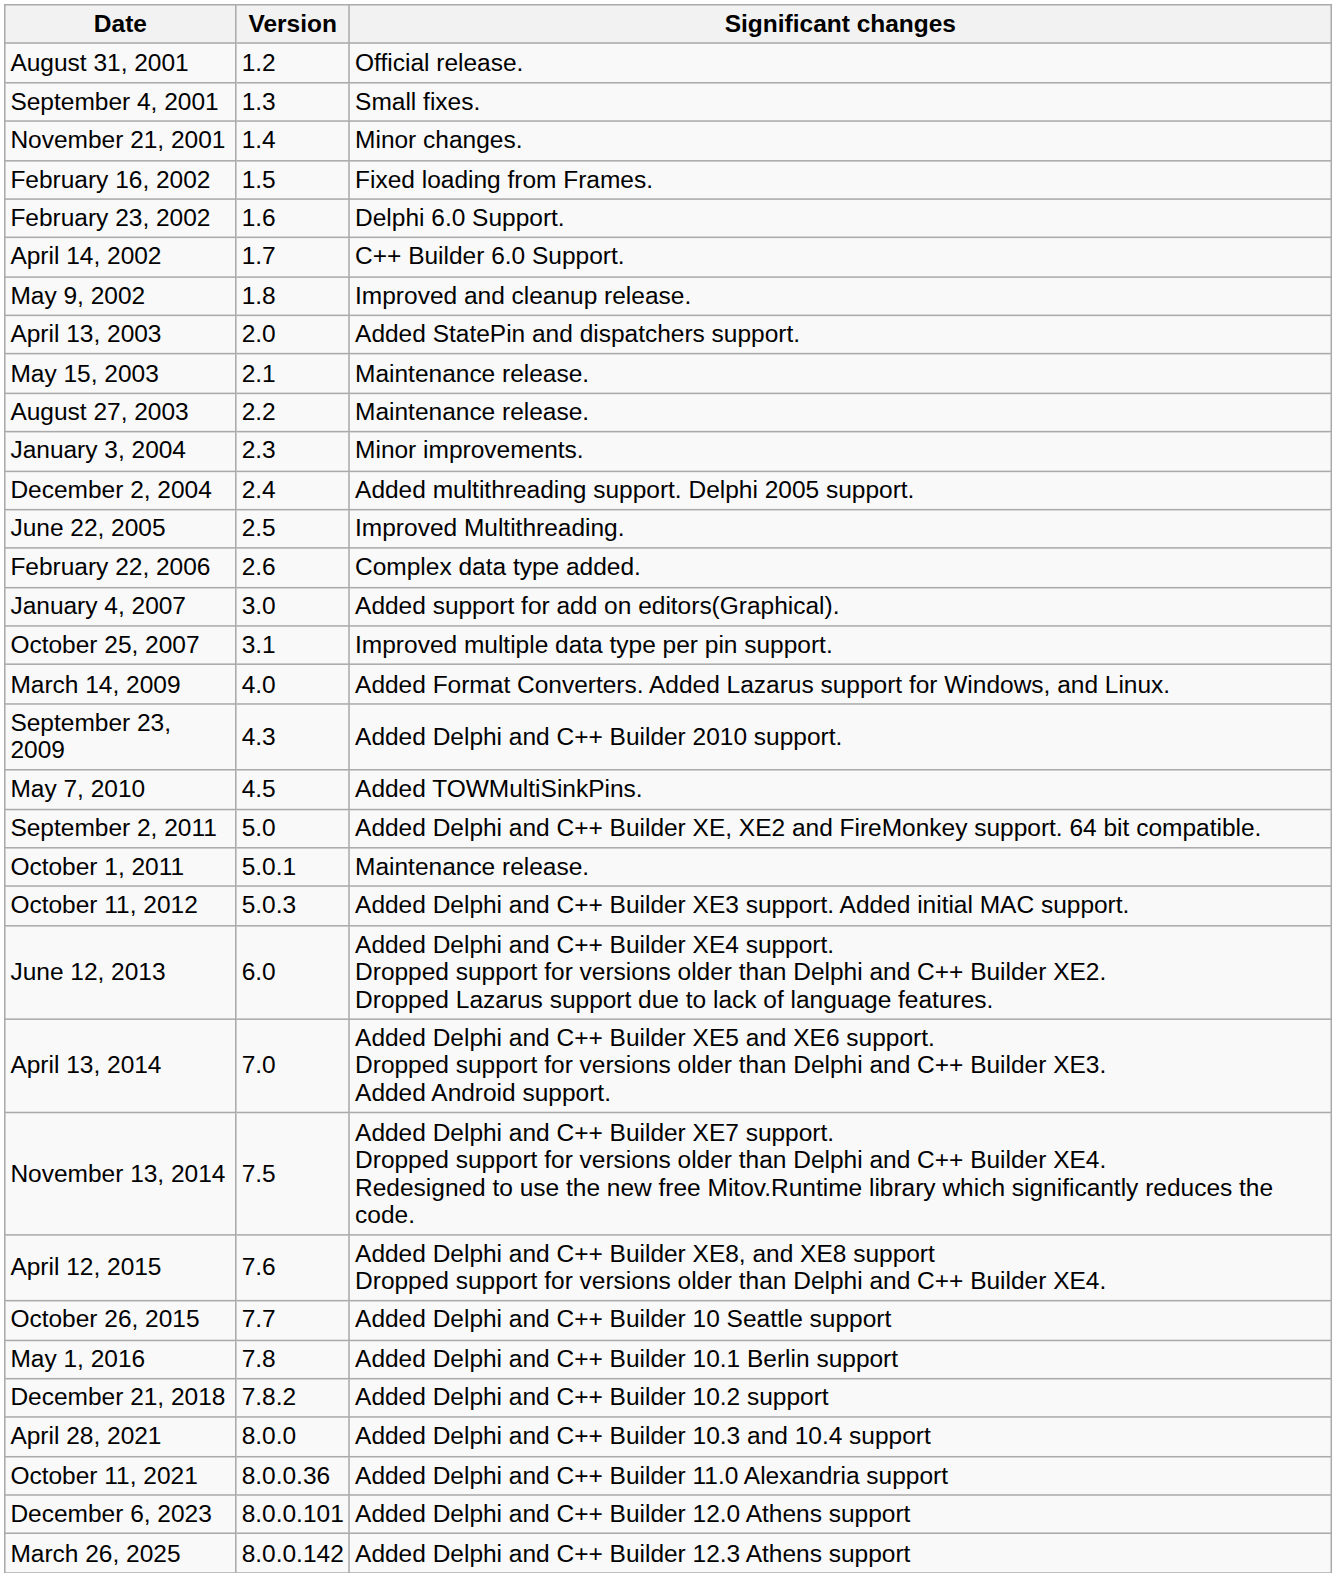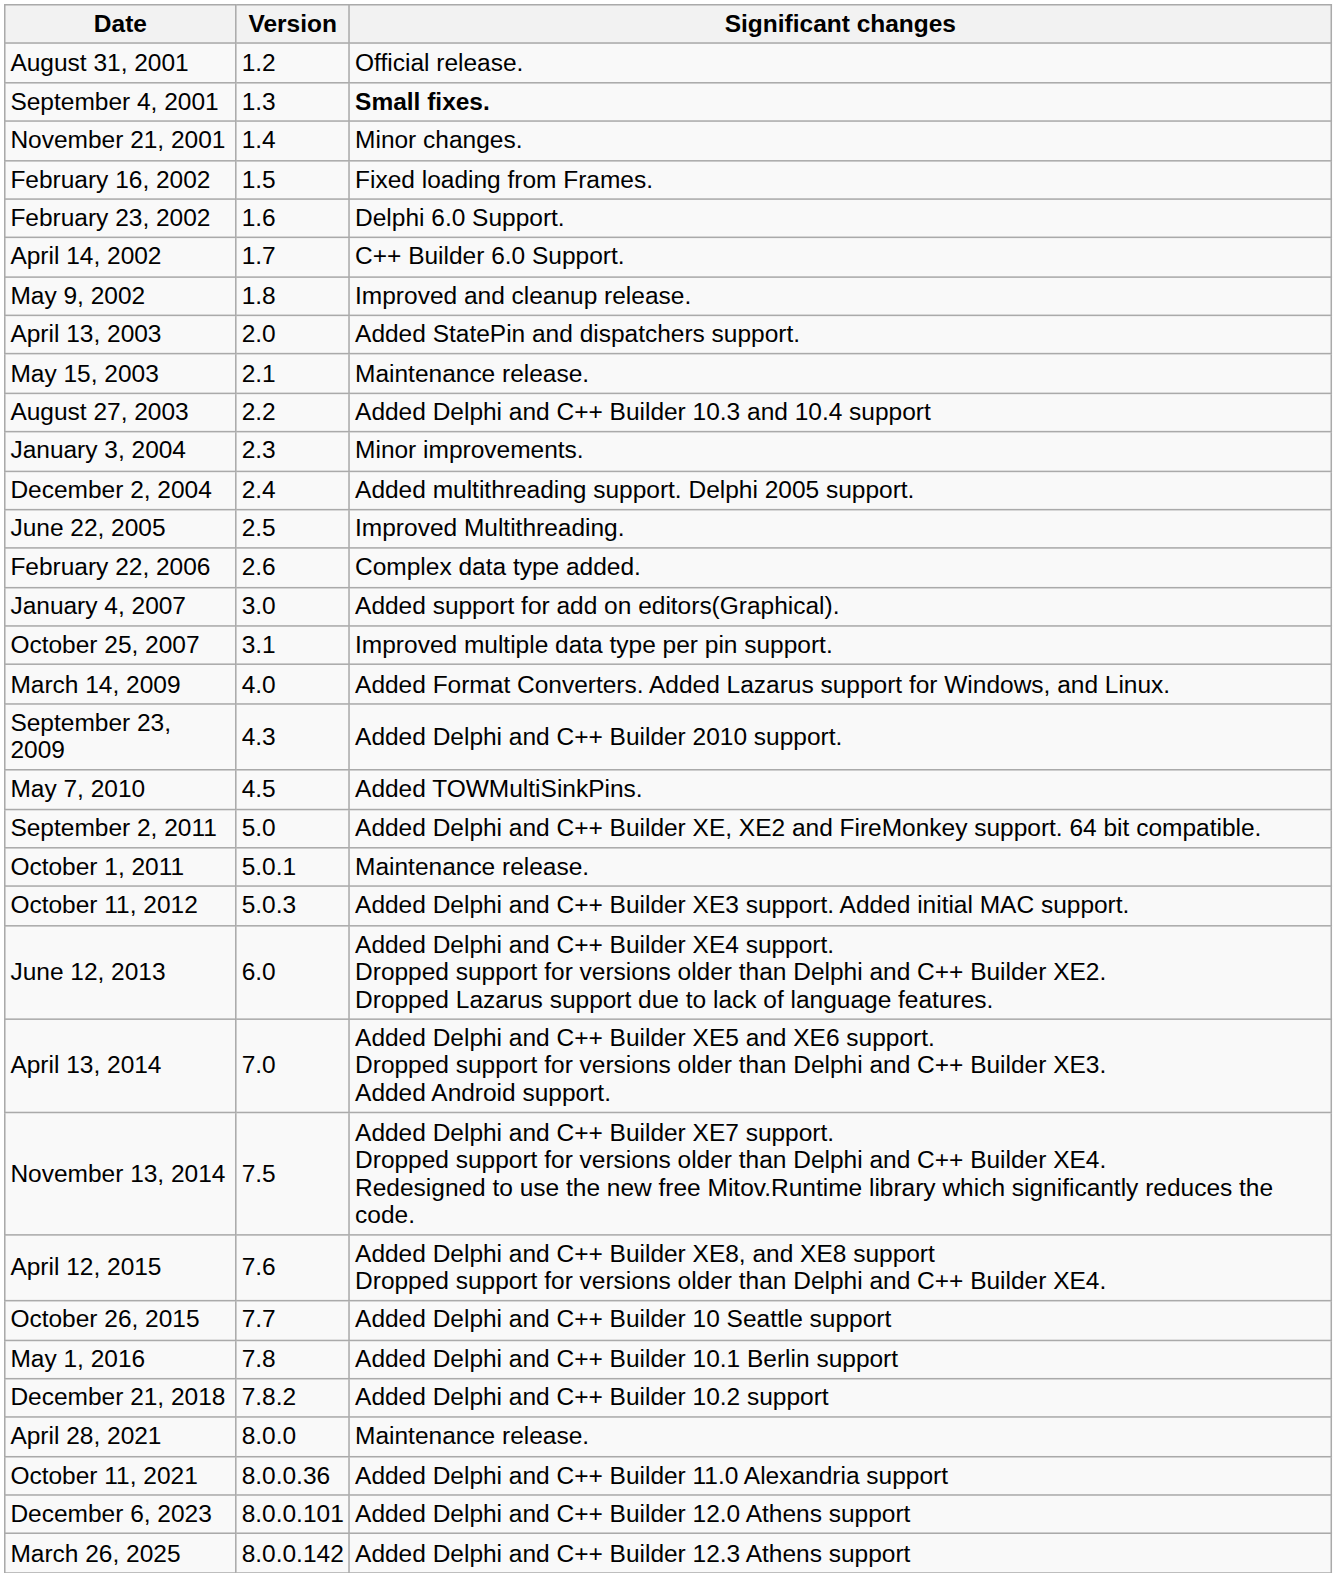(418, 101) normal -> (422, 101) bold
(472, 412) Maintenance release. -> (643, 412) Added Delphi and C++ Builder 10.3 and 10.4 support
(643, 1436) Added Delphi and C++ Builder 10.3 and 10.4 support -> (472, 1436) Maintenance release.
